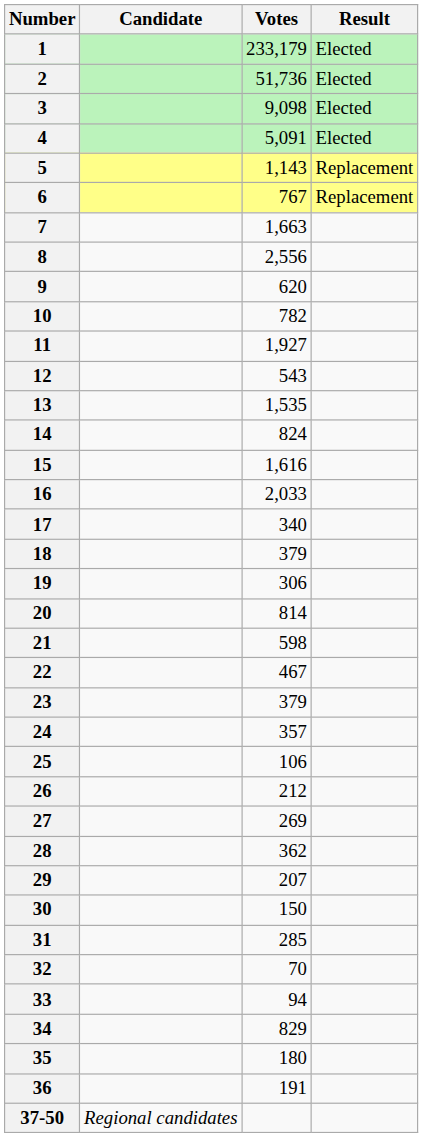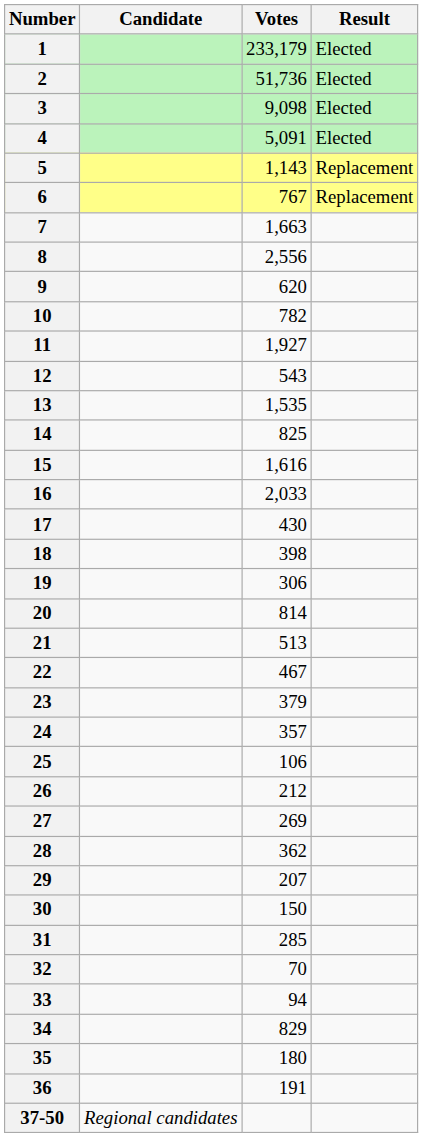(293, 434) 824 -> (293, 434) 825
(293, 524) 340 -> (293, 524) 430
(293, 553) 379 -> (293, 553) 398
(293, 642) 598 -> (293, 642) 513
